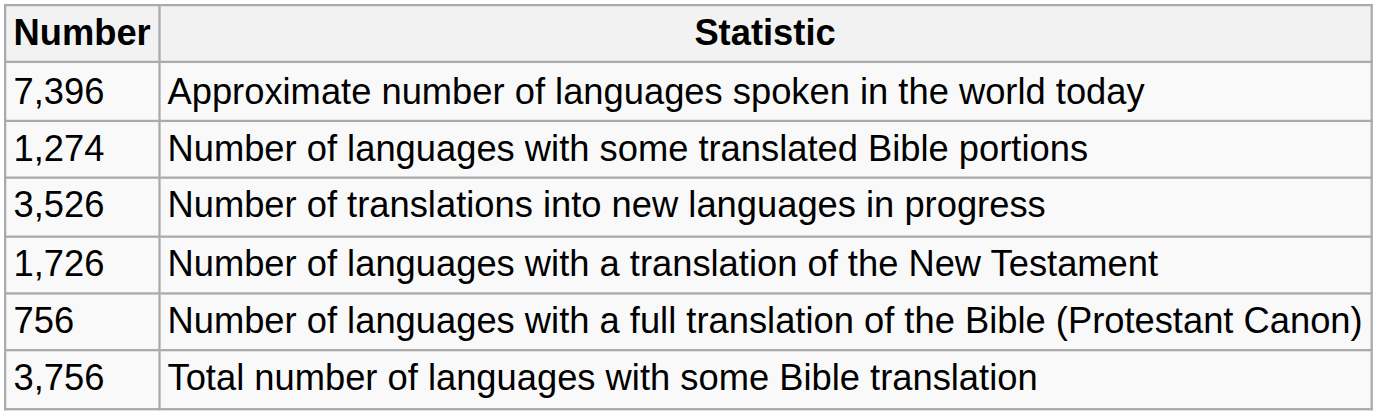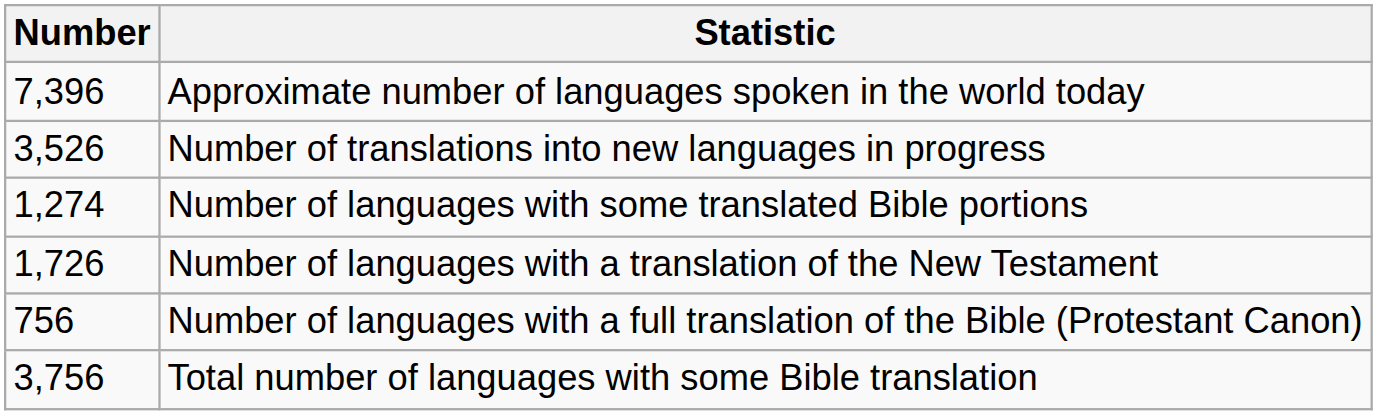rows swapped: (607, 206) <-> (628, 148)
